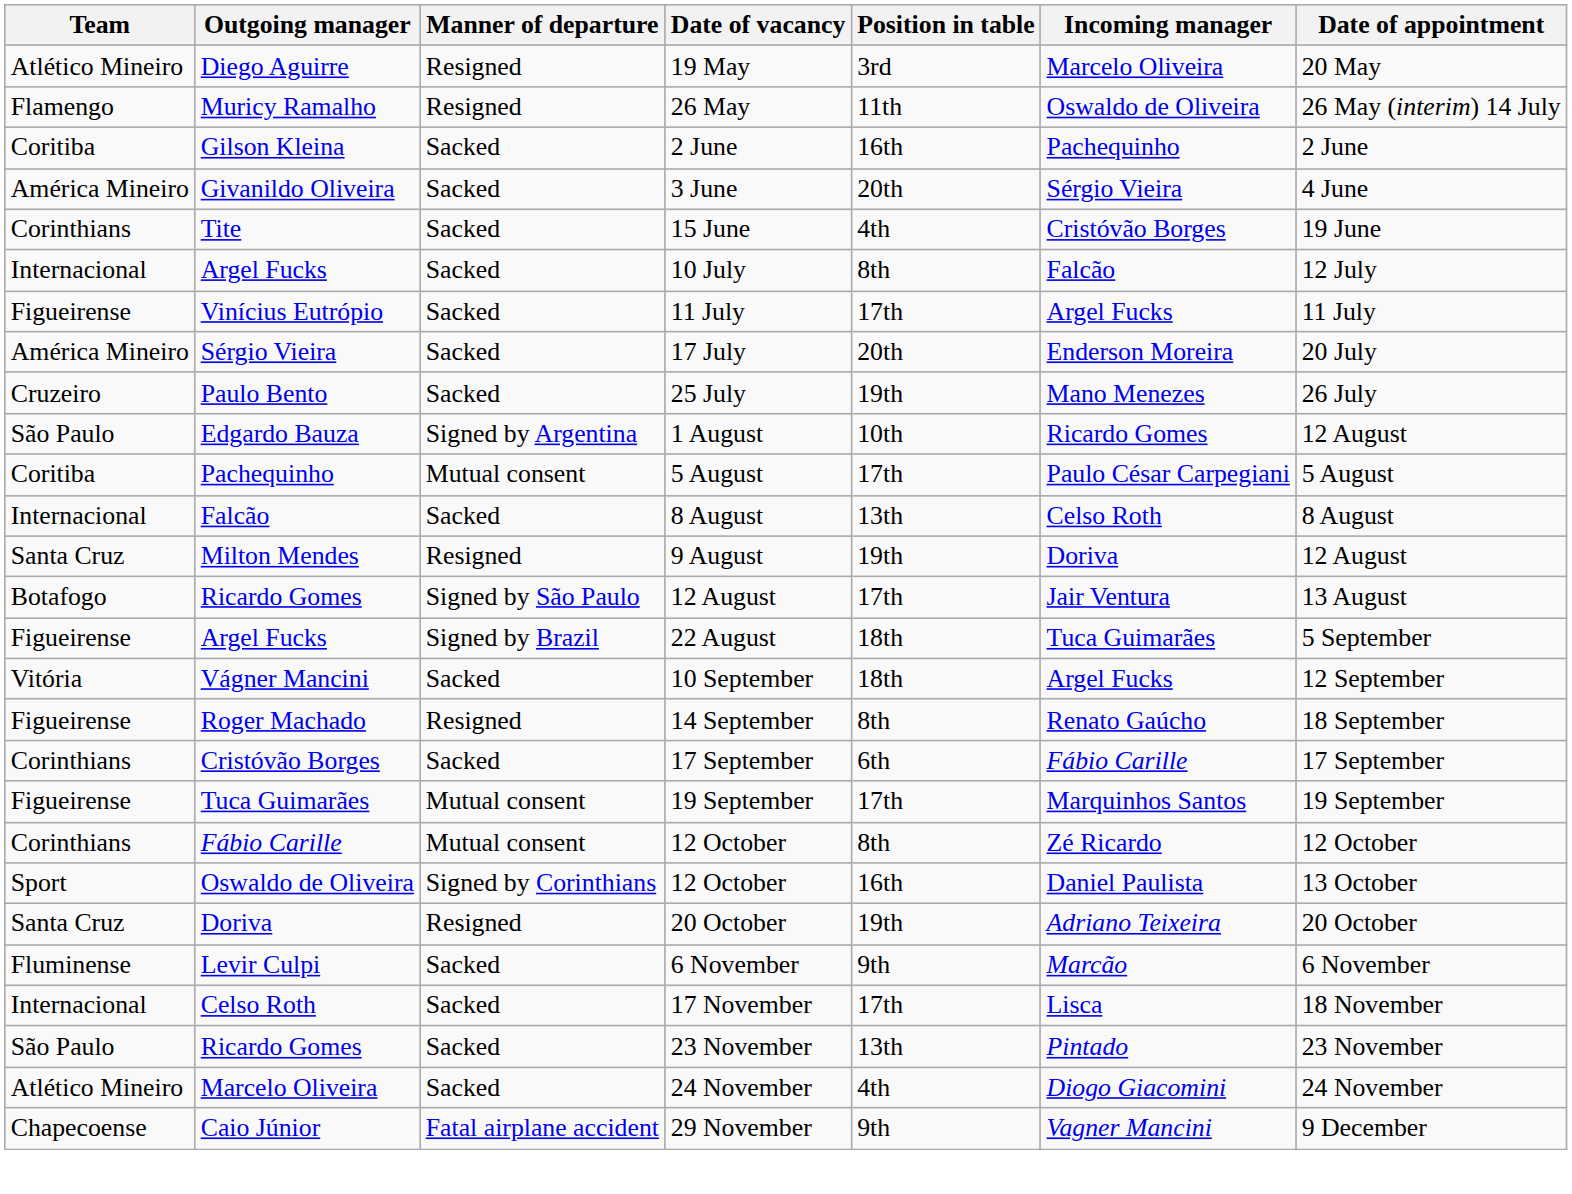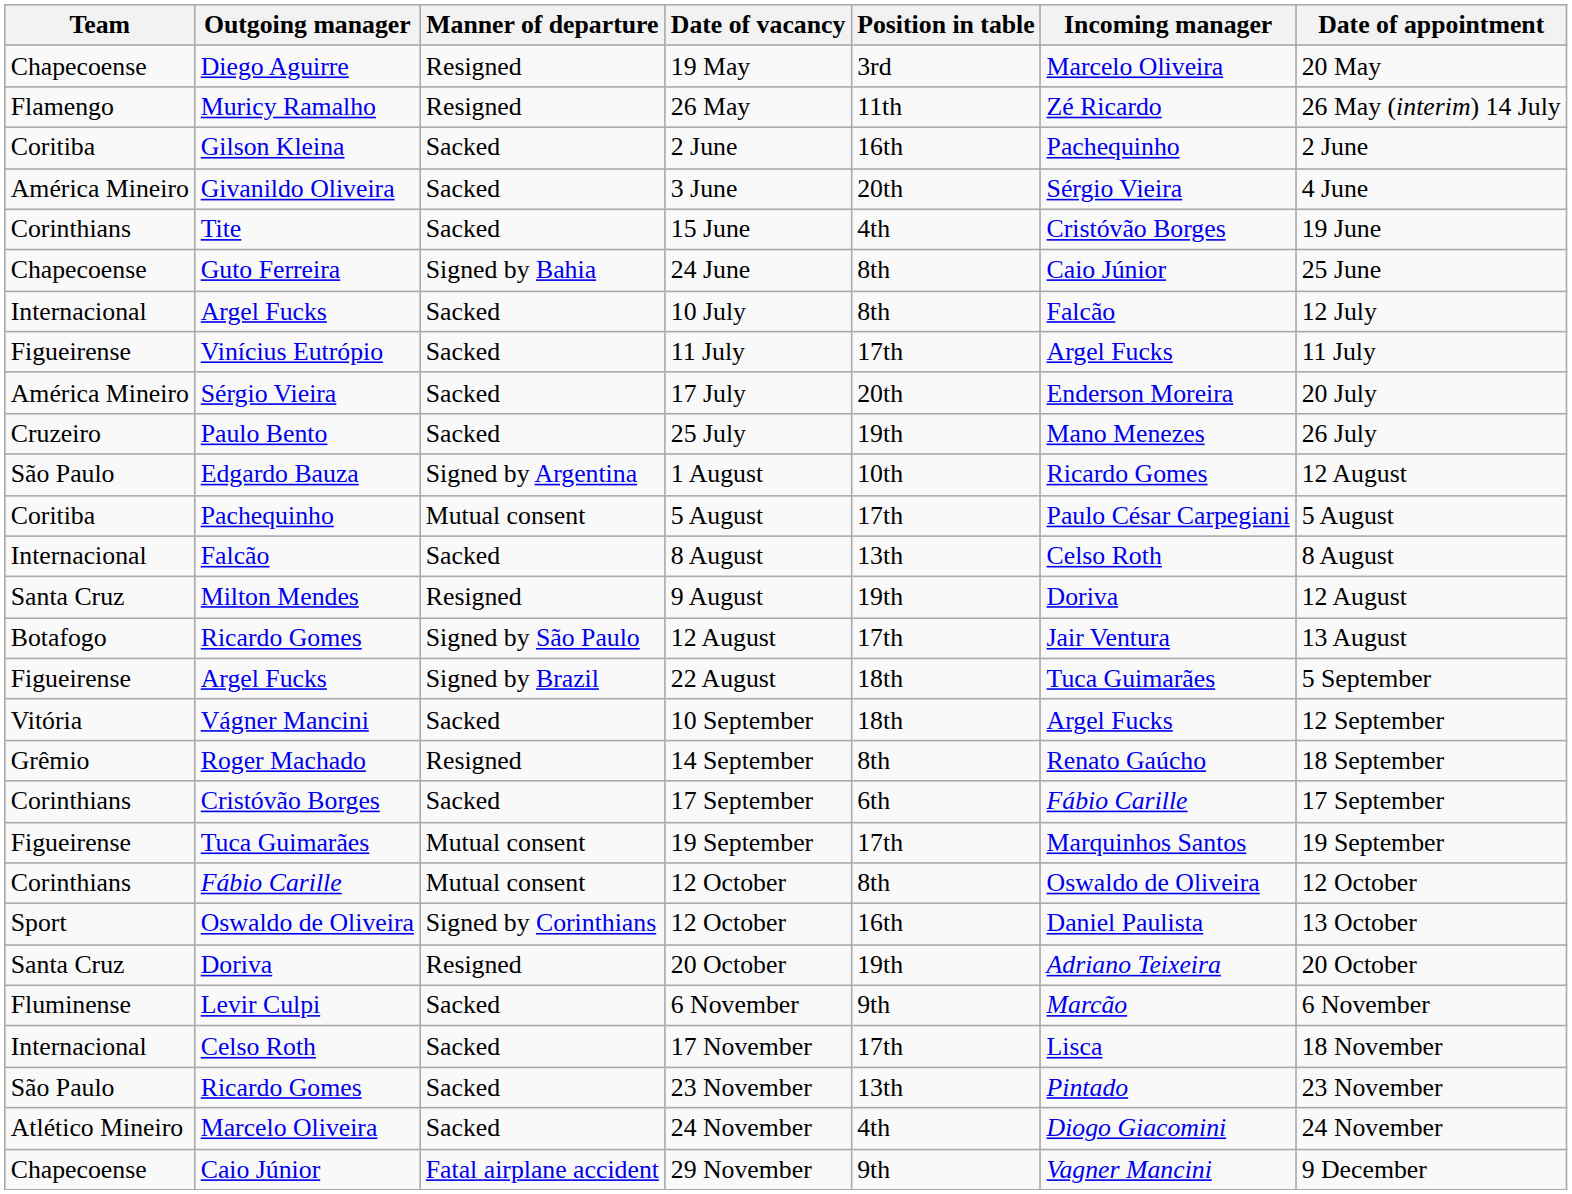(97, 65) Atlético Mineiro -> (79, 65) Chapecoense
(1153, 106) Oswaldo de Oliveira -> (1104, 106) Zé Ricardo
+ row: (270, 270)
(71, 719) Figueirense -> (50, 760) Grêmio
(1104, 842) Zé Ricardo -> (1153, 882) Oswaldo de Oliveira
